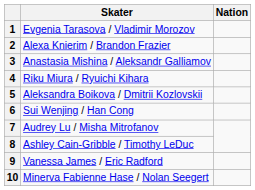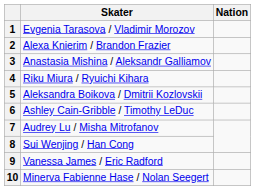(78, 111) Sui Wenjing / Han Cong -> (108, 111) Ashley Cain-Gribble / Timothy LeDuc
(108, 144) Ashley Cain-Gribble / Timothy LeDuc -> (78, 144) Sui Wenjing / Han Cong
